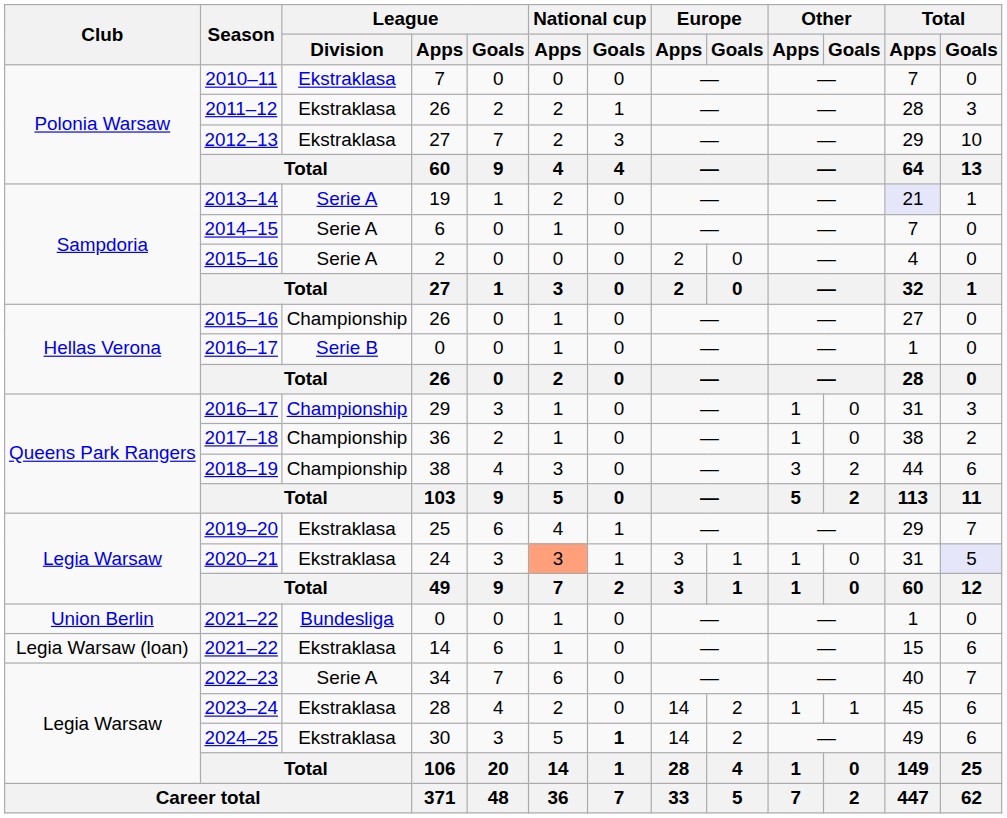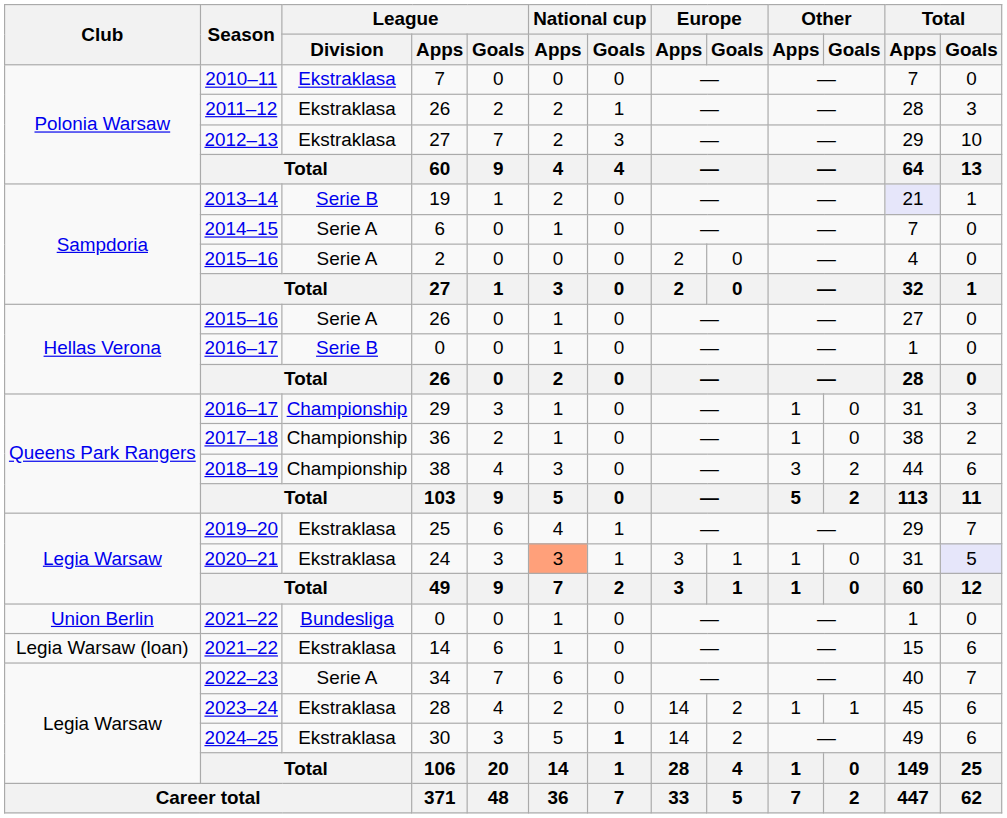(347, 199) Serie A -> (347, 199) Serie B
(347, 318) Championship -> (347, 318) Serie A
